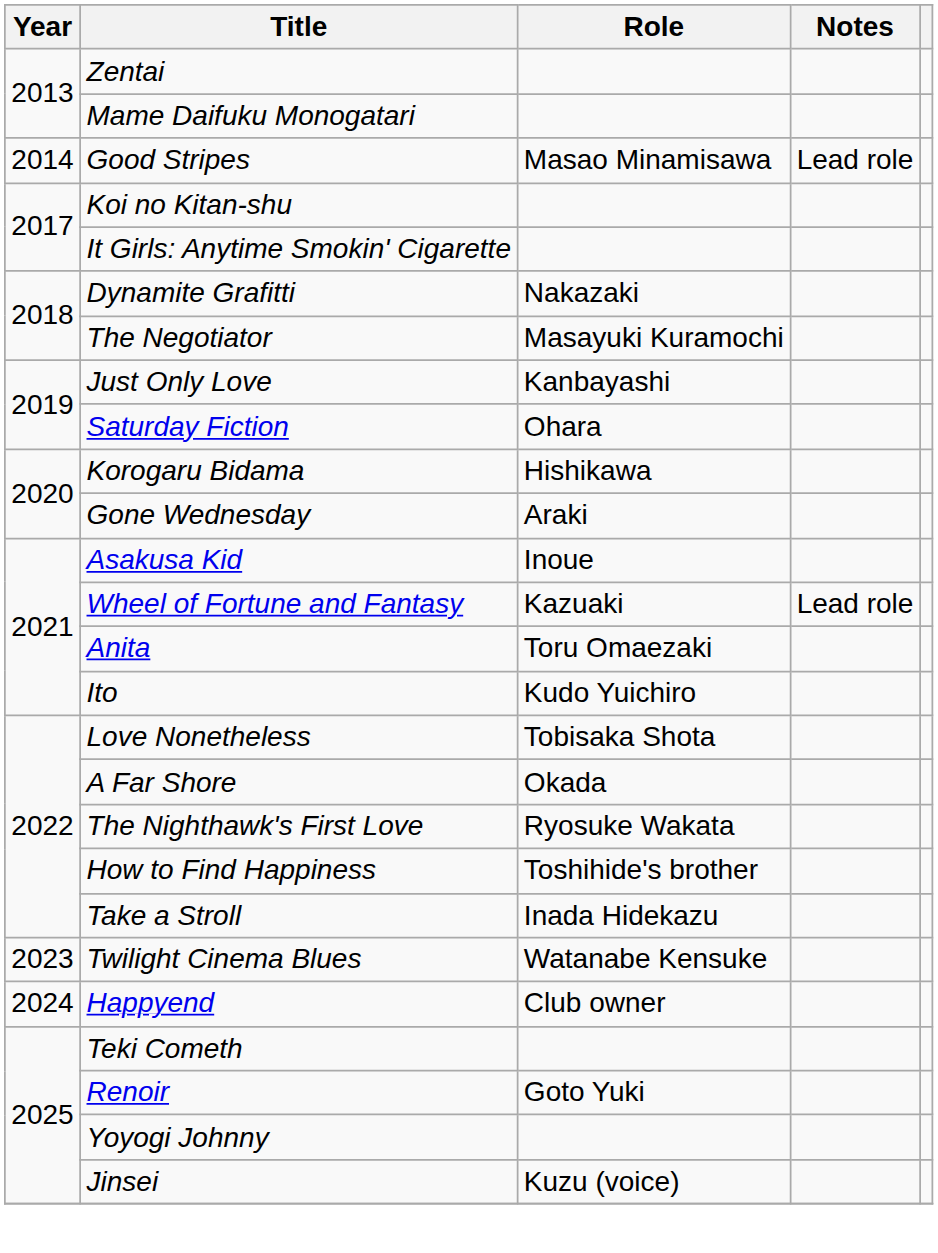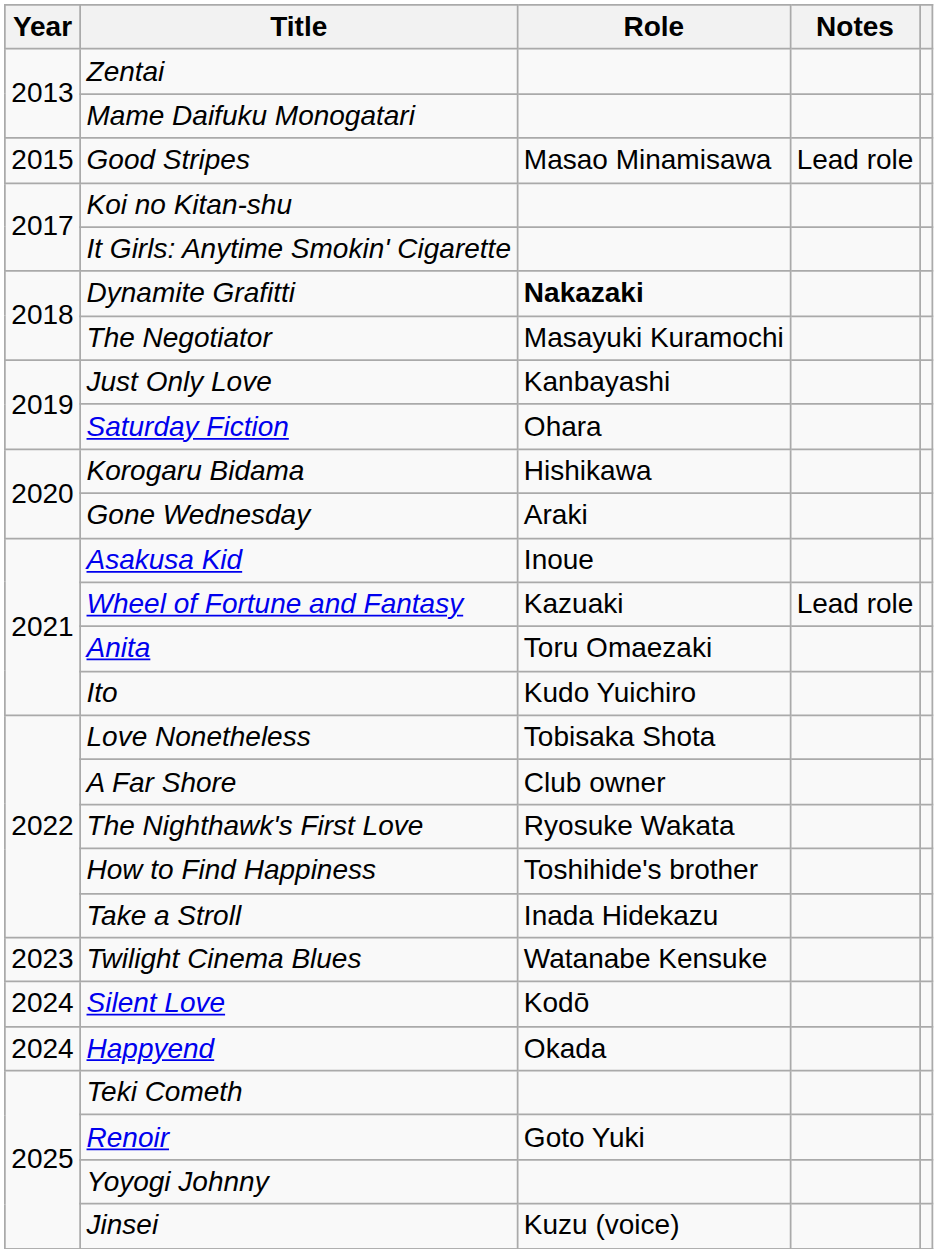(42, 159) 2014 -> (42, 159) 2015
(581, 293) normal -> (584, 293) bold
(565, 781) Okada -> (595, 781) Club owner
+ row: (156, 1003)
(595, 1003) Club owner -> (565, 1048) Okada
